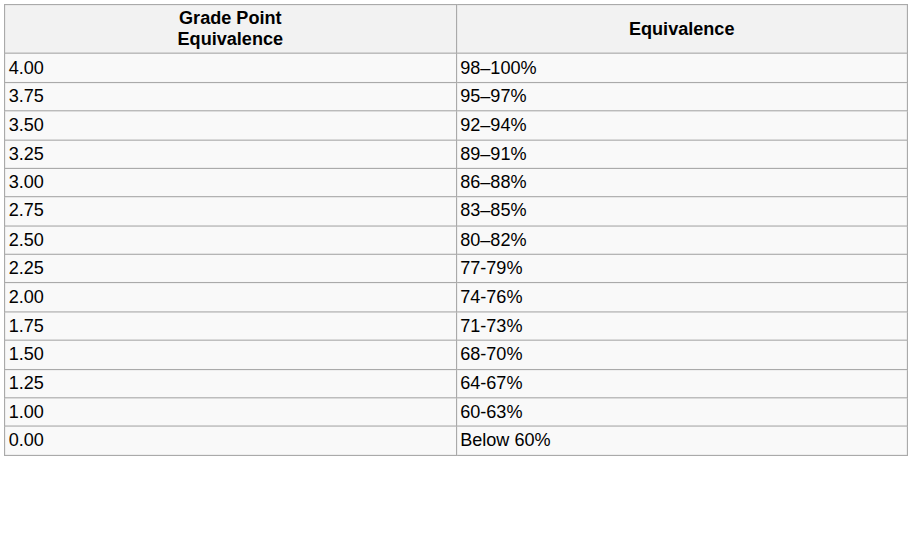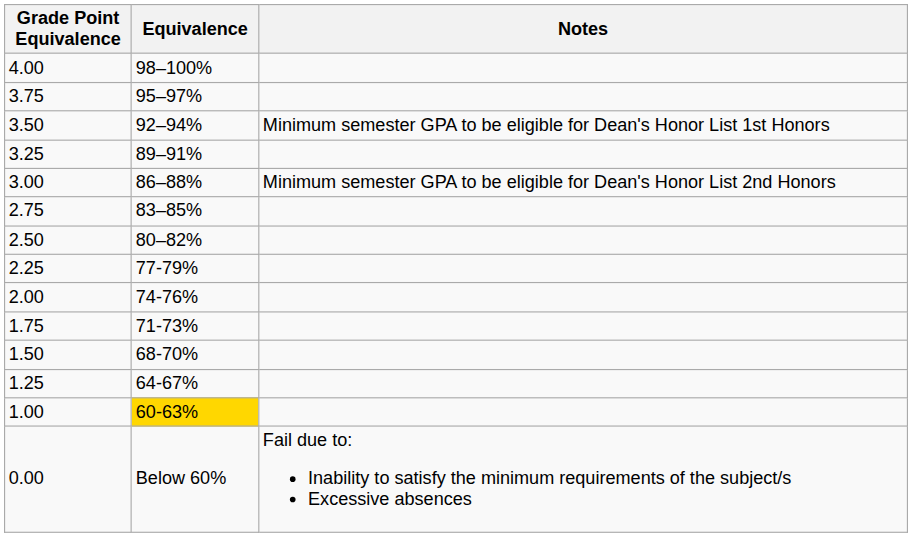+ column: (583, 29)
(491, 411) no background -> (167, 411) gold background
